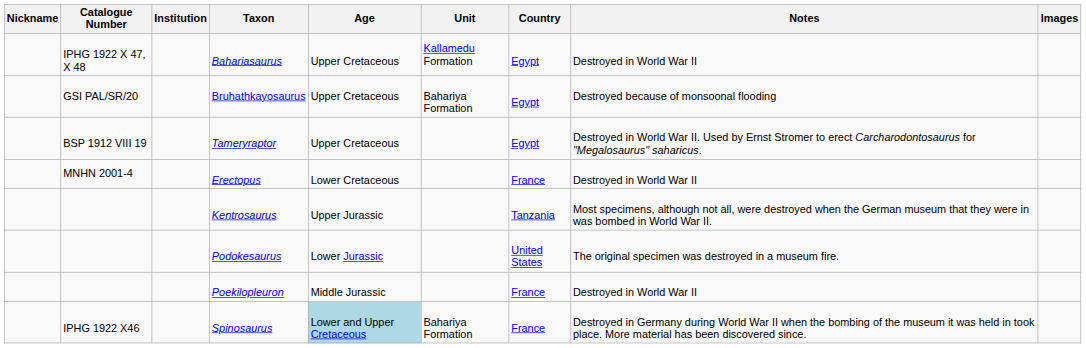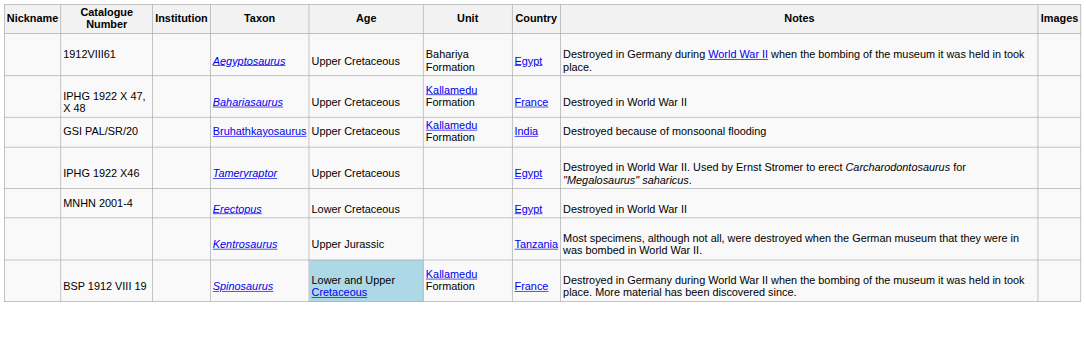+ row: (249, 60)
(525, 60) Egypt -> (531, 102) France
(448, 102) Bahariya Formation -> (452, 132) Kallamedu Formation
(525, 102) Egypt -> (526, 132) India
(105, 144) BSP 1912 VIII 19 -> (101, 173) IPHG 1922 X46
(528, 180) France -> (528, 209) Egypt
- row: (247, 257)
- row: (248, 293)
(101, 328) IPHG 1922 X46 -> (105, 286) BSP 1912 VIII 19
(448, 328) Bahariya Formation -> (452, 280) Kallamedu Formation
